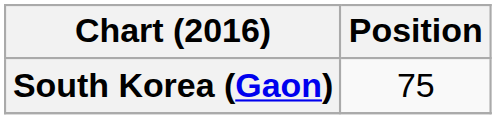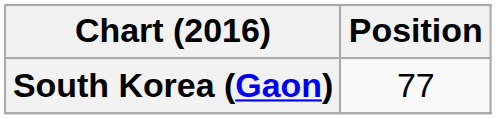(416, 85) 75 -> (416, 85) 77
